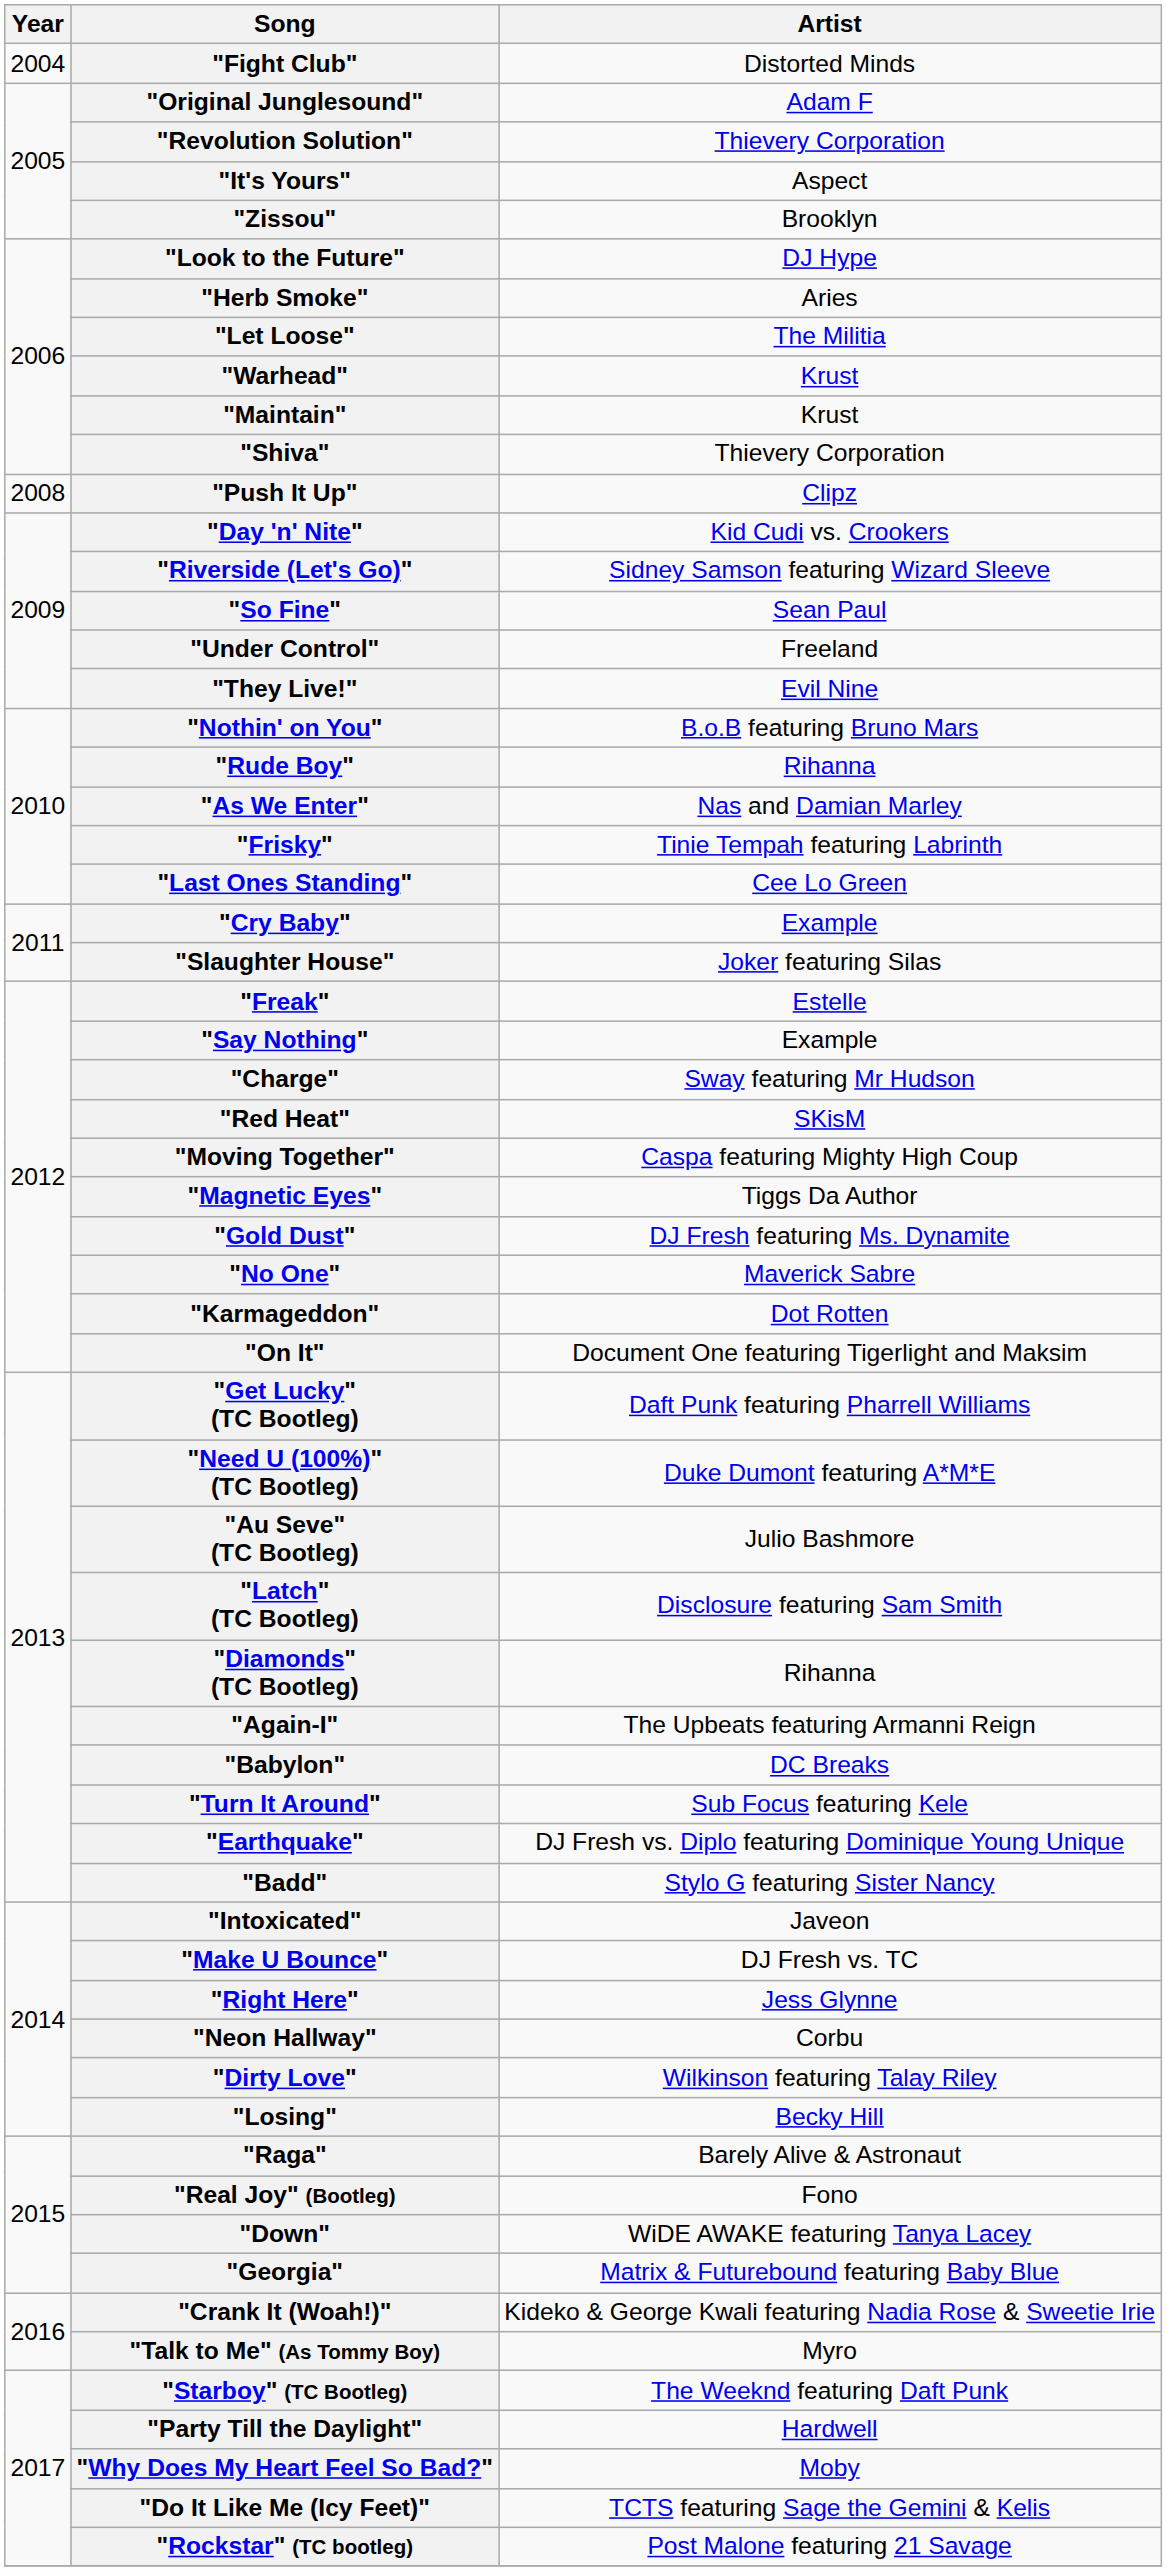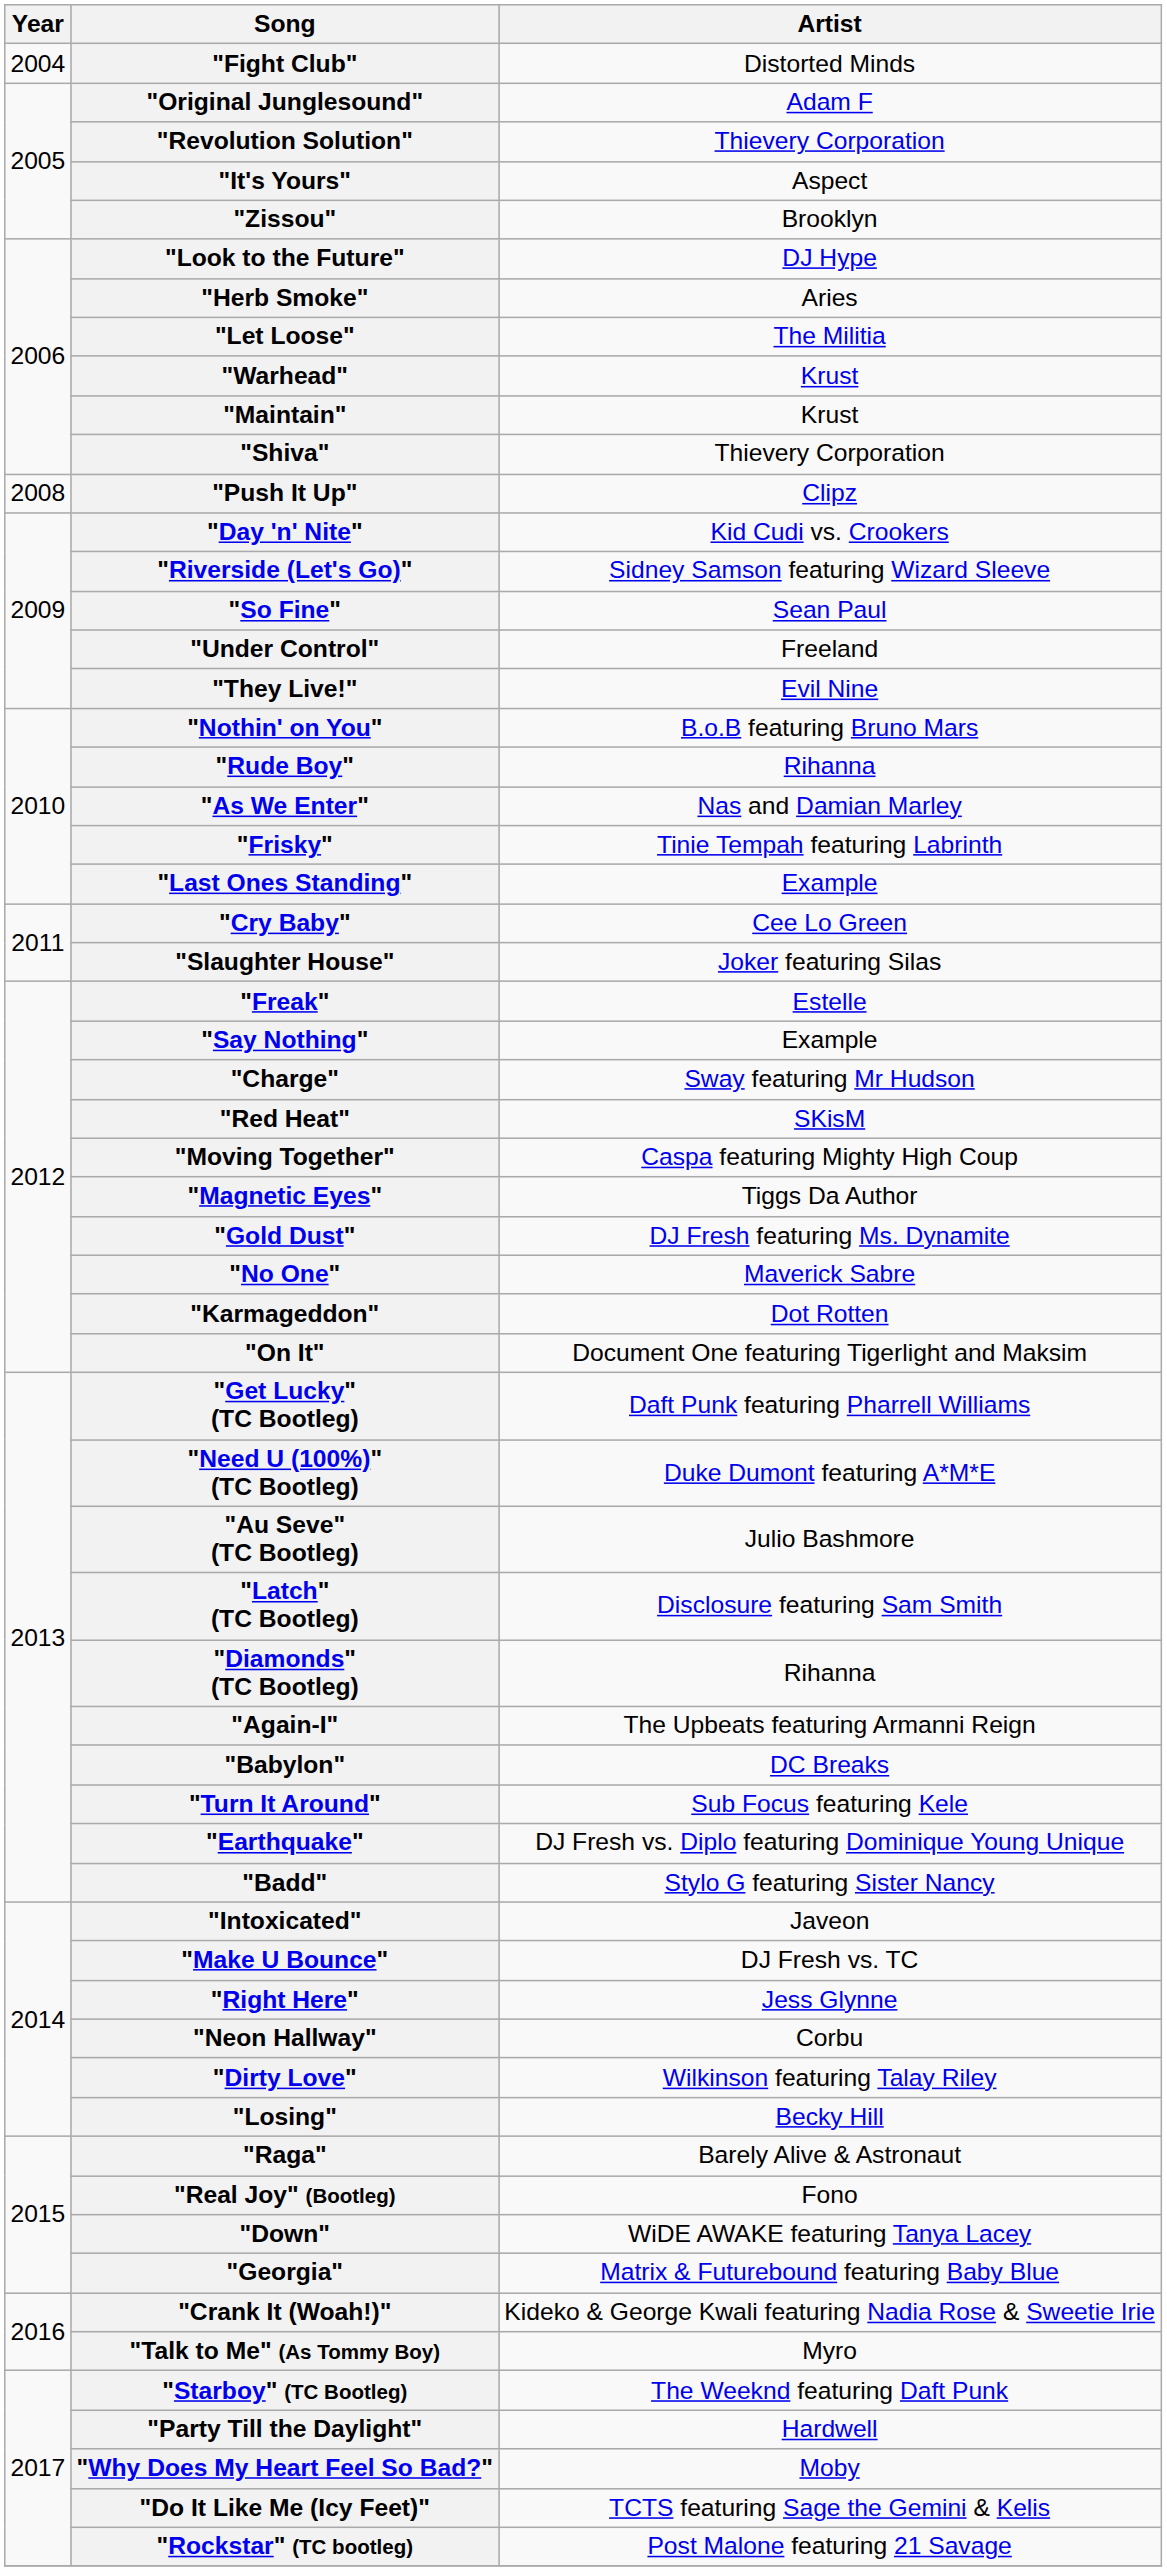(830, 883) Cee Lo Green -> (830, 883) Example
(830, 922) Example -> (830, 922) Cee Lo Green
